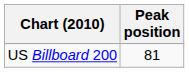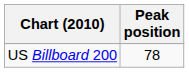(152, 55) 81 -> (152, 55) 78
